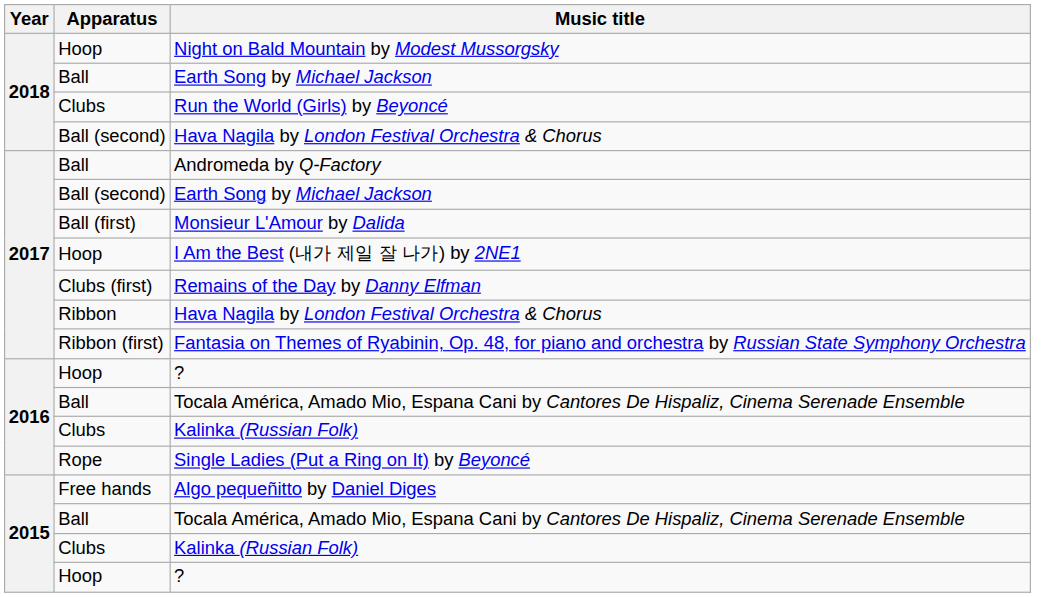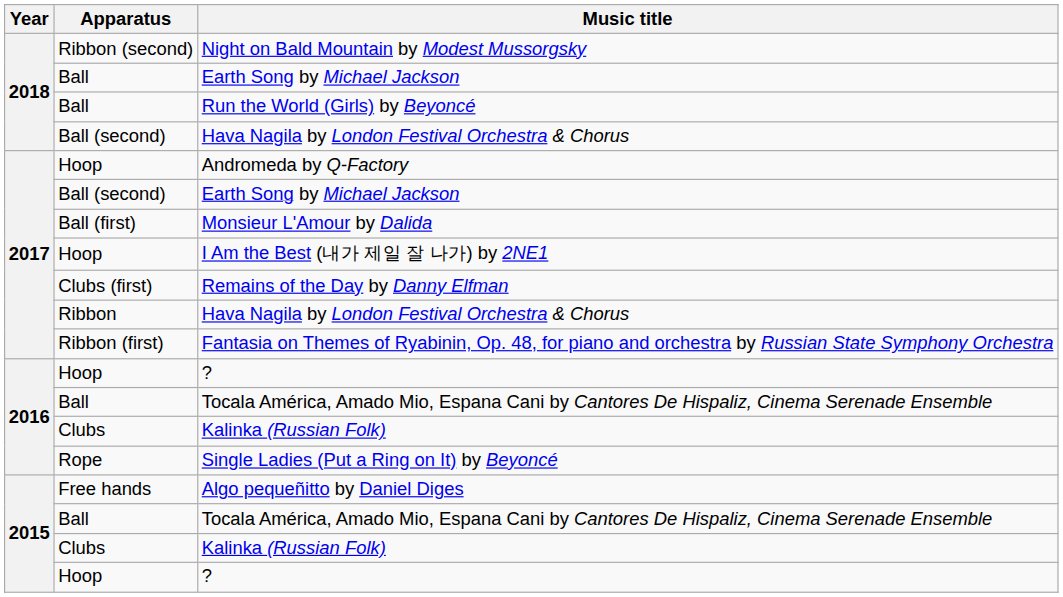(80, 48) Hoop -> (126, 48) Ribbon (second)
(82, 106) Clubs -> (74, 106) Ball
(74, 164) Ball -> (80, 164) Hoop
